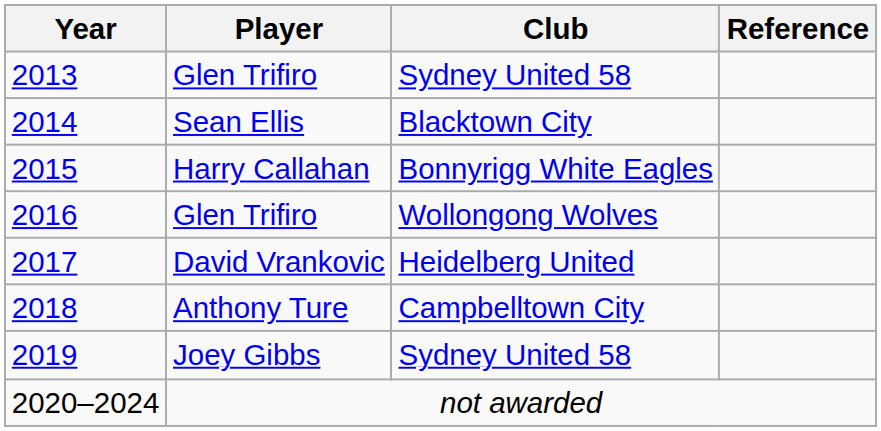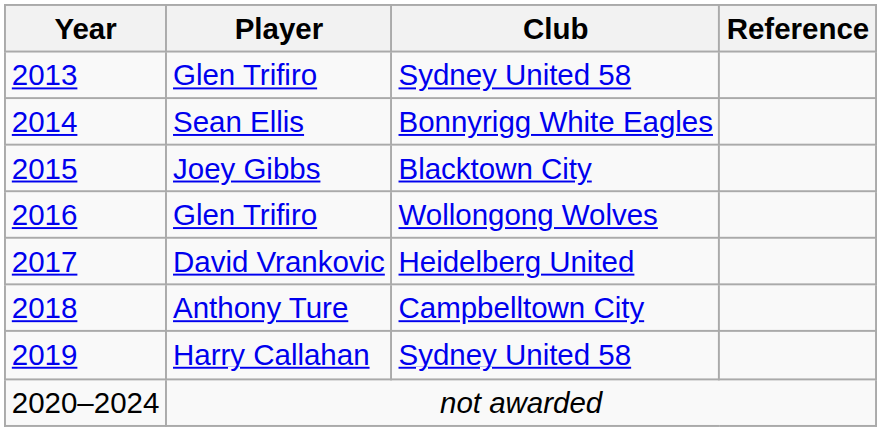(495, 122) Blacktown City -> (556, 122) Bonnyrigg White Eagles
(271, 169) Harry Callahan -> (247, 169) Joey Gibbs
(556, 169) Bonnyrigg White Eagles -> (495, 169) Blacktown City
(247, 355) Joey Gibbs -> (271, 355) Harry Callahan
